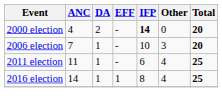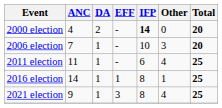(164, 78) 4 -> (164, 78) 1
+ row: (35, 95)
